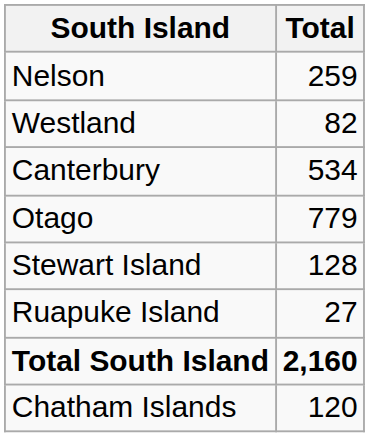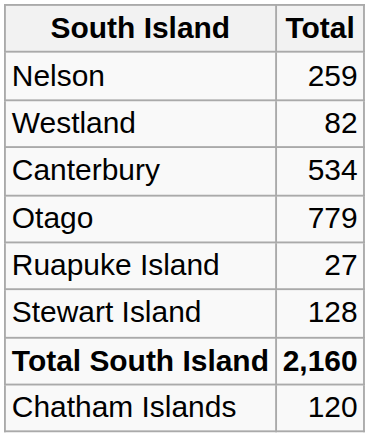rows swapped: (116, 312) <-> (107, 265)
